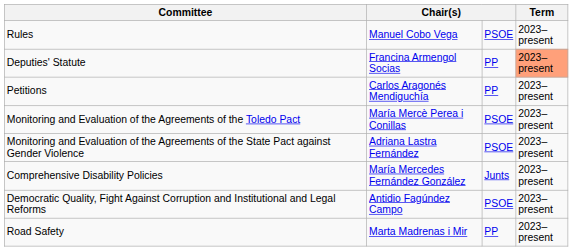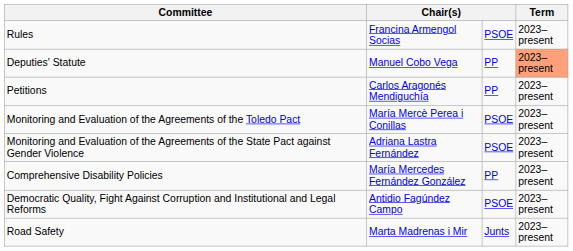(413, 35) Manuel Cobo Vega -> (413, 35) Francina Armengol Socias
(413, 63) Francina Armengol Socias -> (413, 63) Manuel Cobo Vega
(497, 176) Junts -> (491, 176) PP
(491, 232) PP -> (497, 232) Junts
